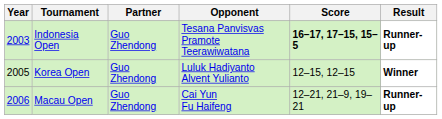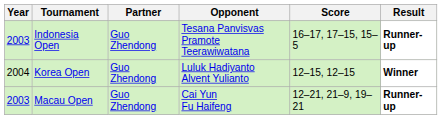(335, 40) bold -> (335, 40) normal
(18, 74) 2005 -> (18, 74) 2004
(18, 101) 2006 -> (18, 101) 2003
